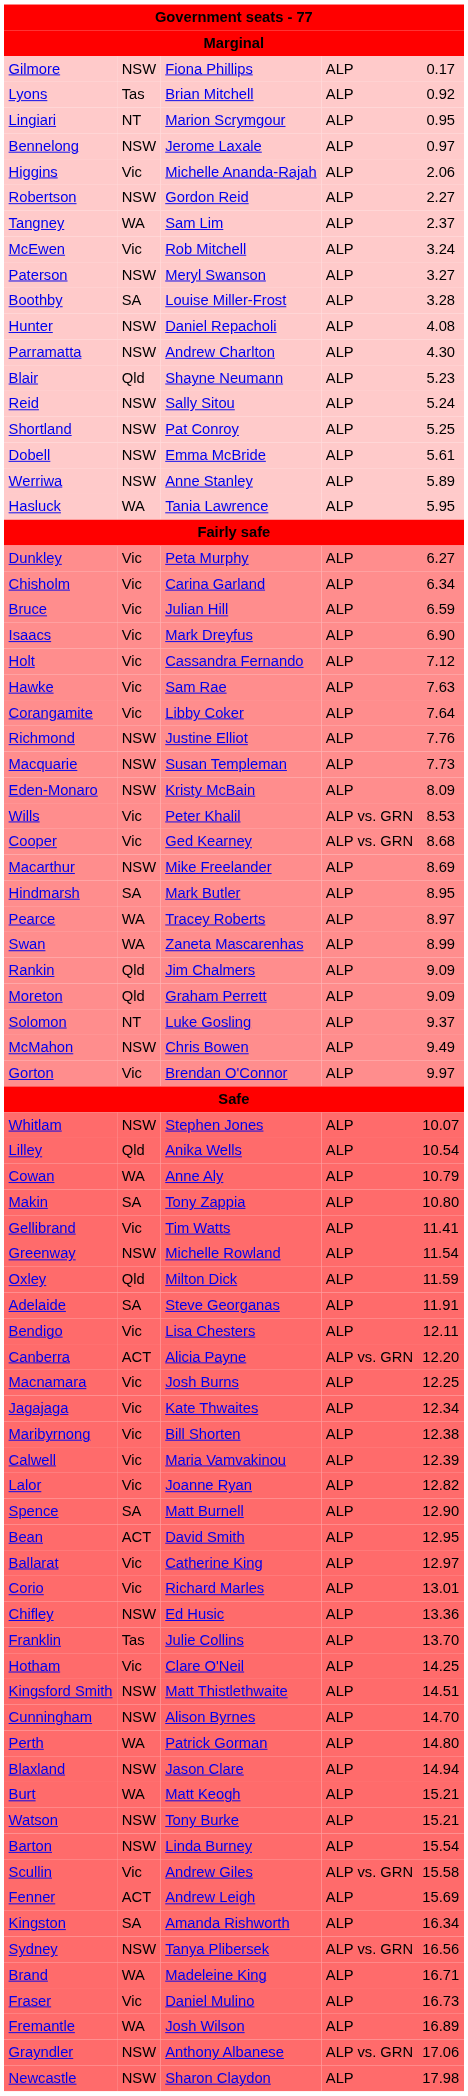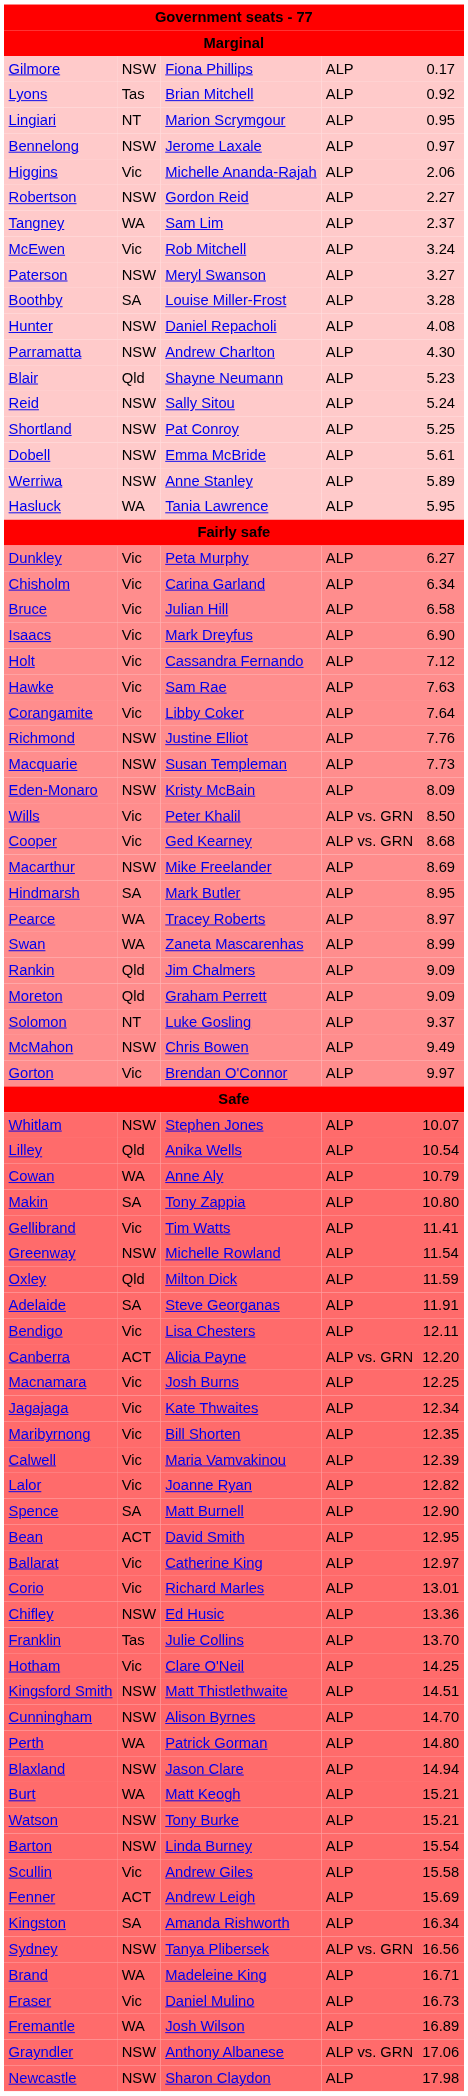(441, 610) 6.59 -> (441, 610) 6.58
(441, 816) 8.53 -> (441, 816) 8.50
(441, 1434) 12.38 -> (441, 1434) 12.35
(369, 1872) ALP vs. GRN -> (340, 1872) ALP
